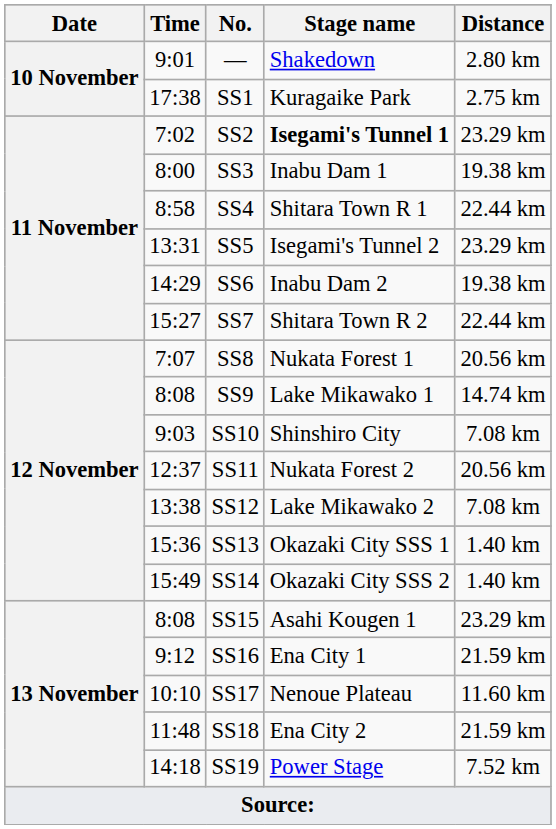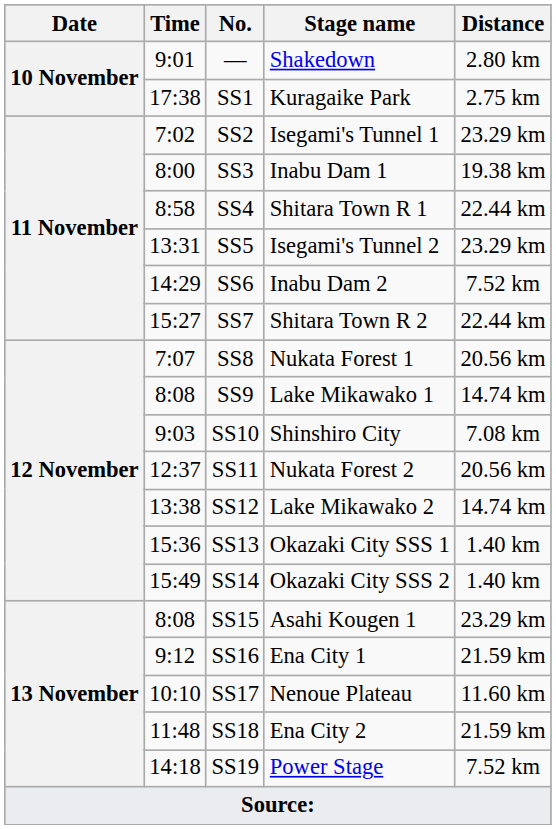(359, 134) bold -> (355, 134) normal
(503, 283) 19.38 km -> (503, 283) 7.52 km
(503, 506) 7.08 km -> (503, 506) 14.74 km
